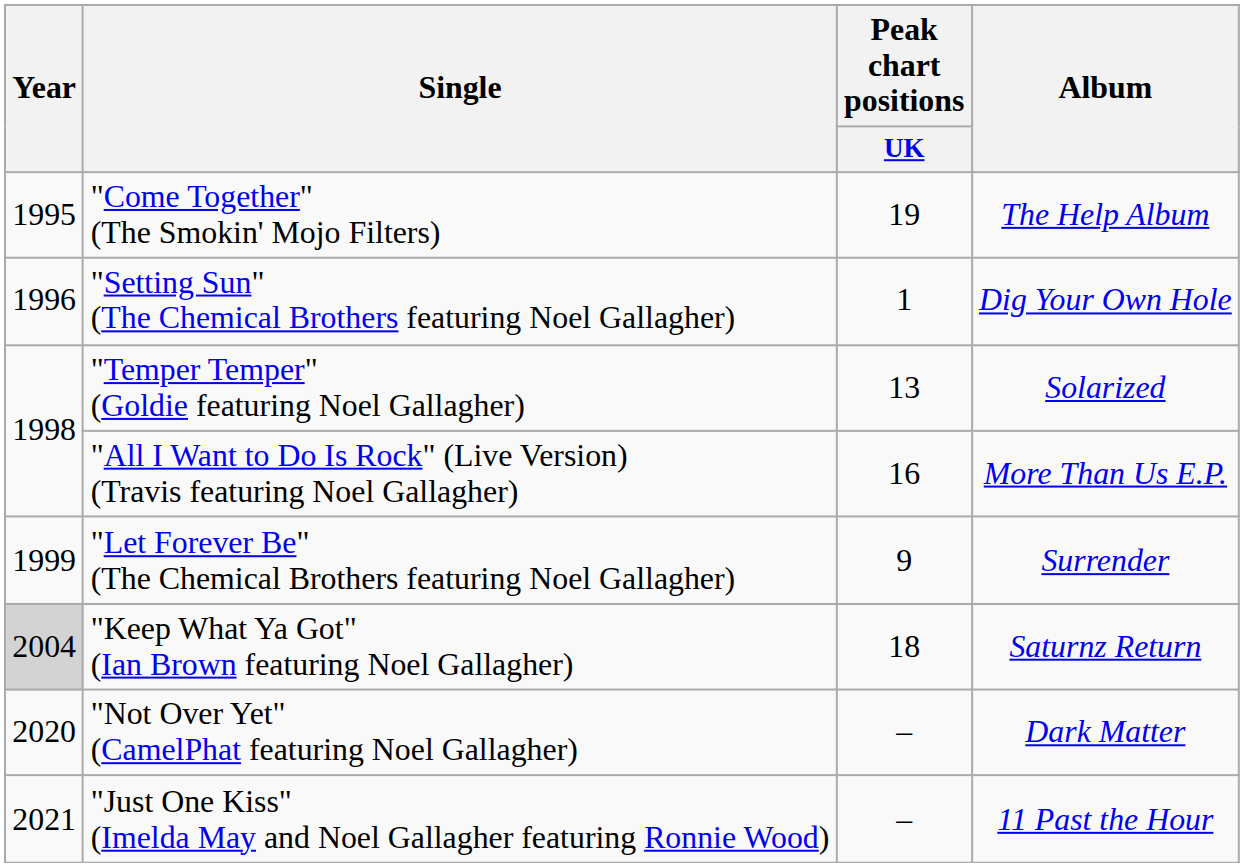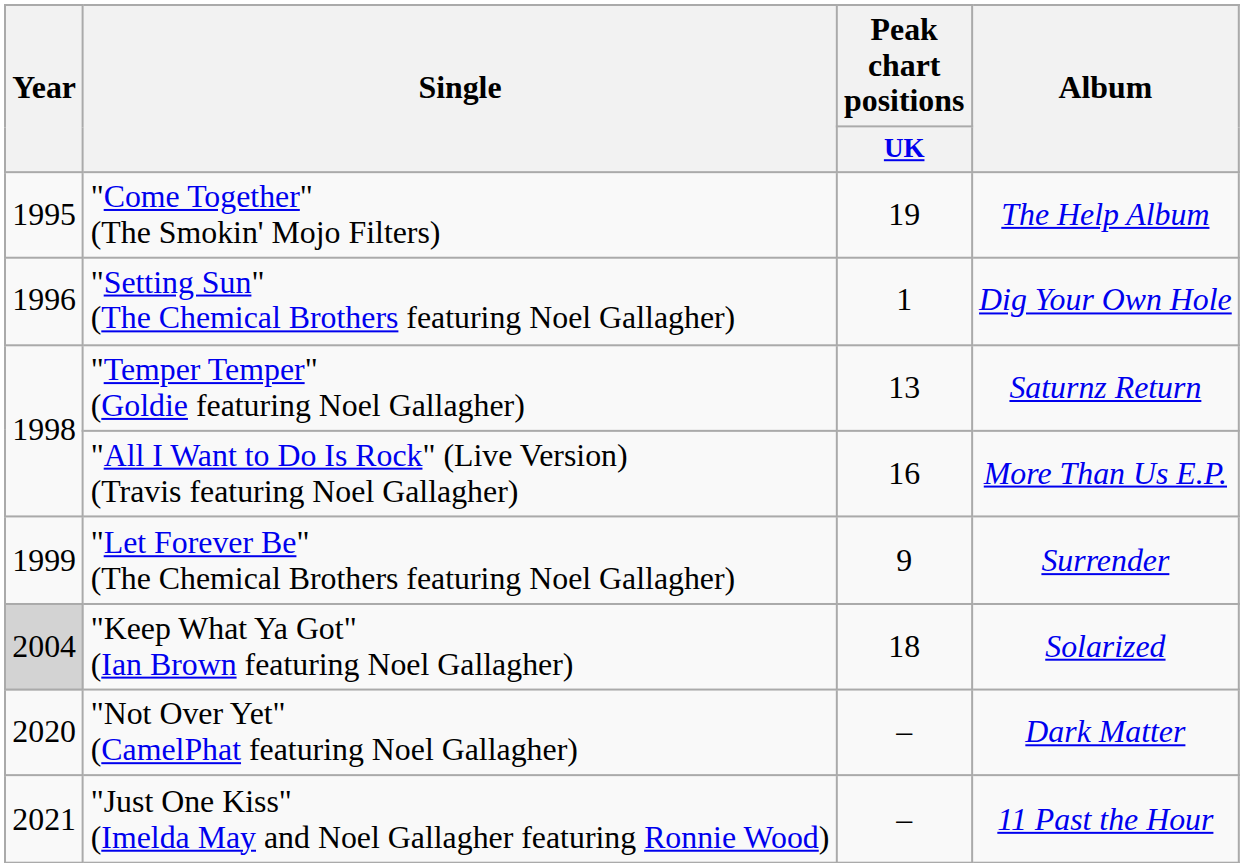(1105, 387) Solarized -> (1105, 387) Saturnz Return
(1105, 646) Saturnz Return -> (1105, 646) Solarized
